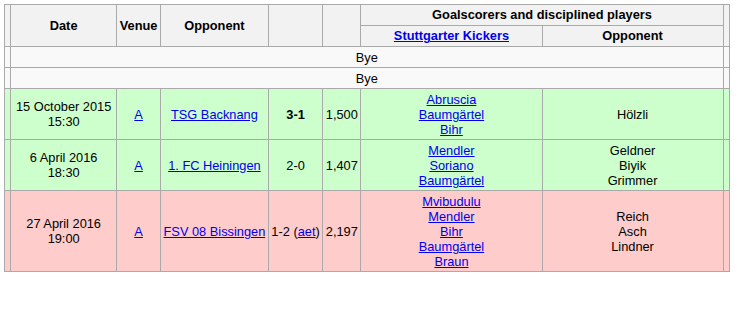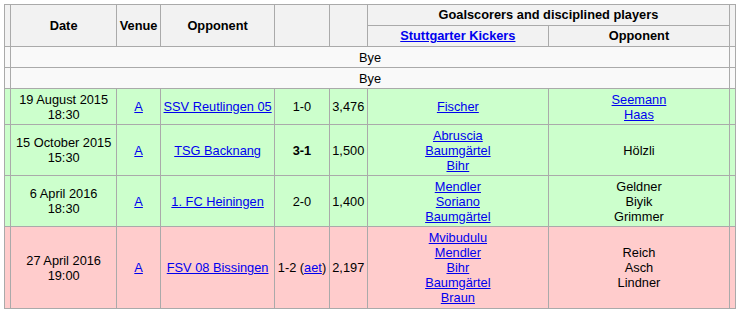+ row: (64, 107)
(342, 165) 1,407 -> (348, 201) 1,400
